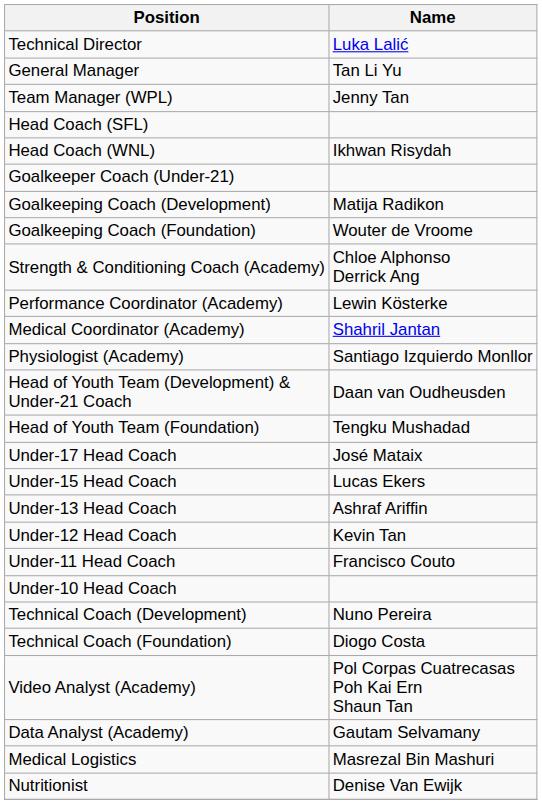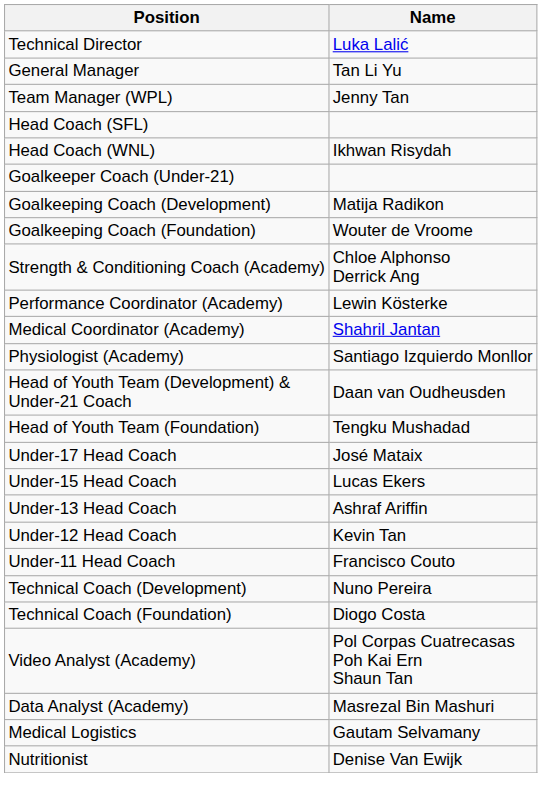- row: (92, 588)
(406, 732) Gautam Selvamany -> (413, 706) Masrezal Bin Mashuri
(413, 759) Masrezal Bin Mashuri -> (406, 732) Gautam Selvamany
